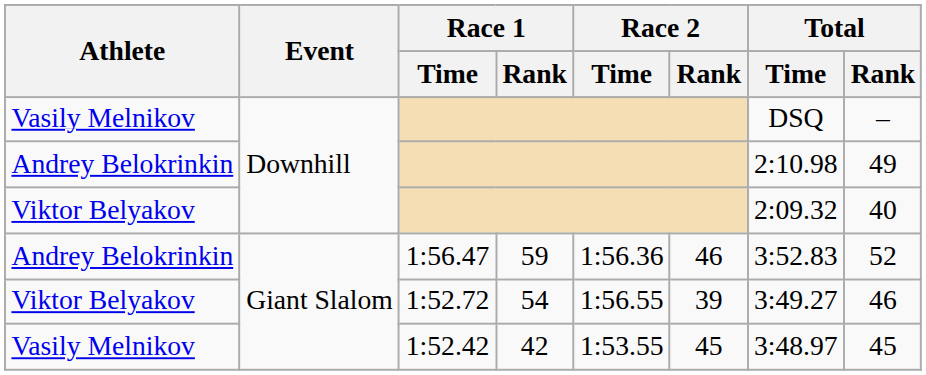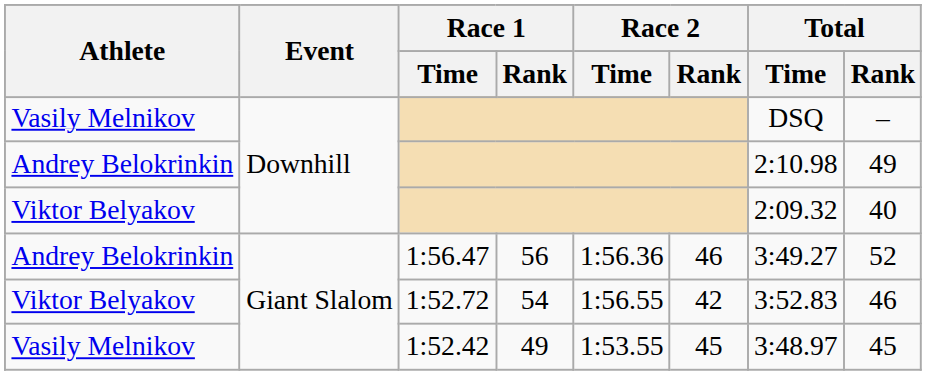(535, 255) 59 -> (535, 255) 56
(796, 255) 3:52.83 -> (796, 255) 3:49.27
(709, 301) 39 -> (709, 301) 42
(796, 301) 3:49.27 -> (796, 301) 3:52.83
(535, 346) 42 -> (535, 346) 49
